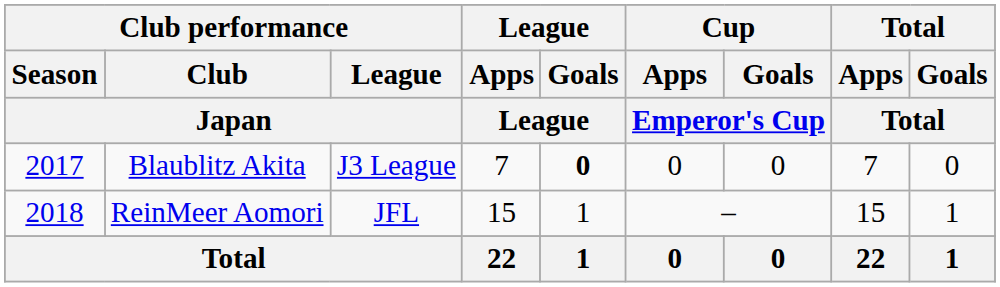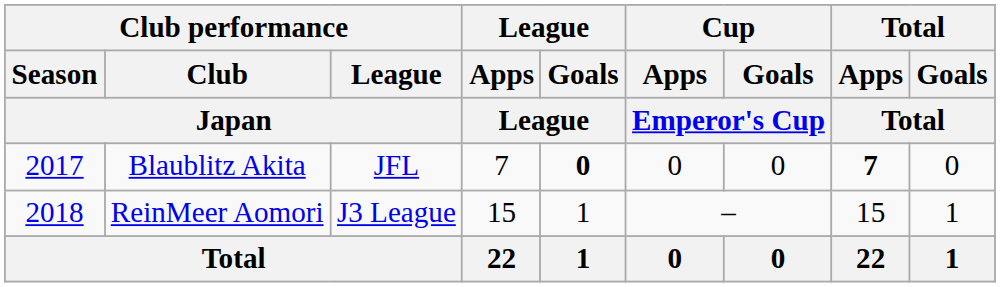(396, 166) J3 League -> (396, 166) JFL
(871, 166) normal -> (871, 166) bold
(396, 212) JFL -> (396, 212) J3 League
